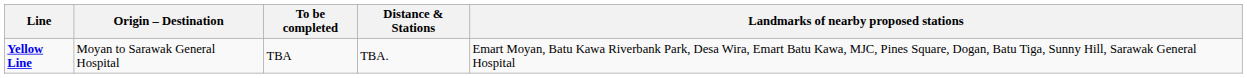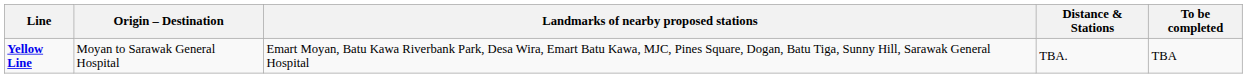columns swapped: (856, 21) <-> (310, 21)
